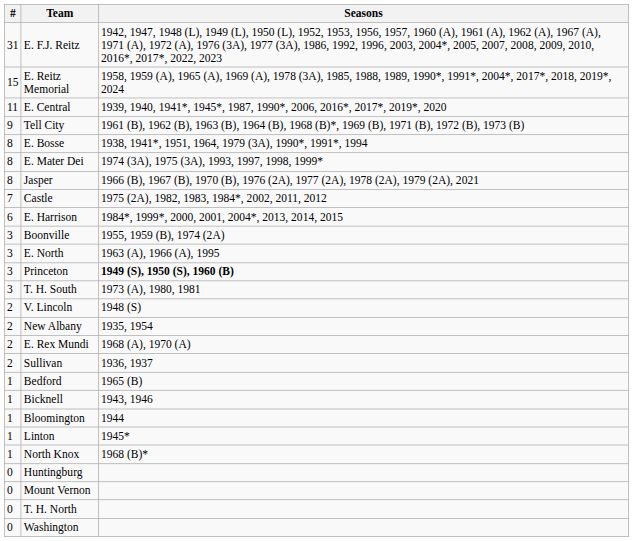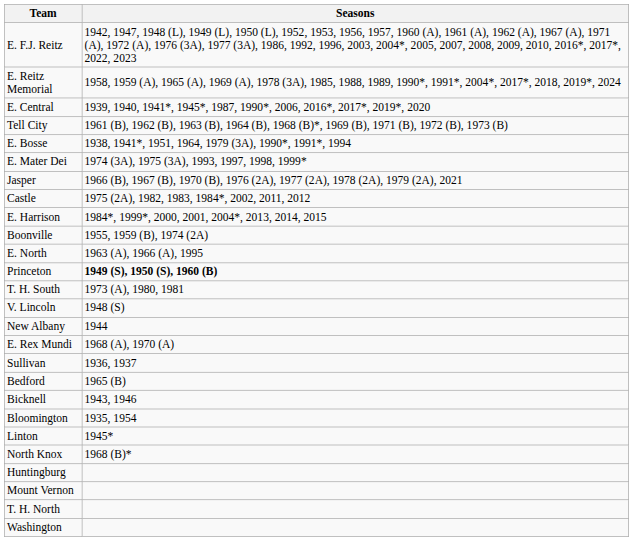- column: (13, 13)
(127, 326) 1935, 1954 -> (96, 326) 1944
(113, 417) 1944 -> (110, 417) 1935, 1954
